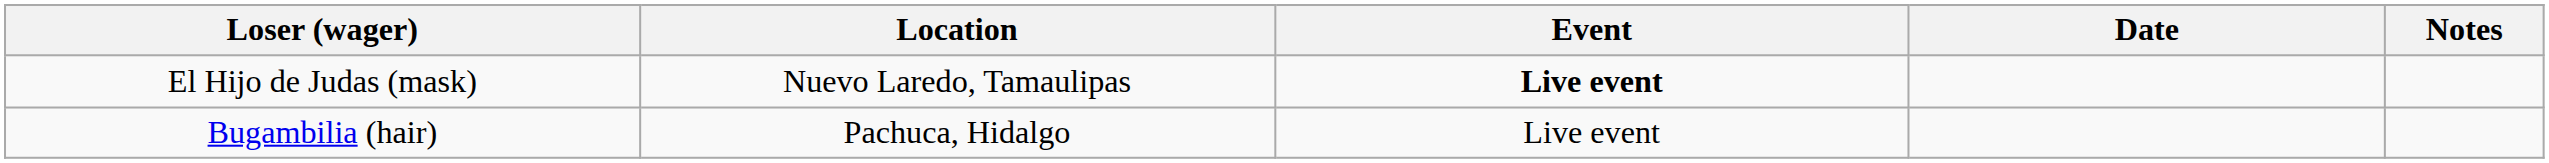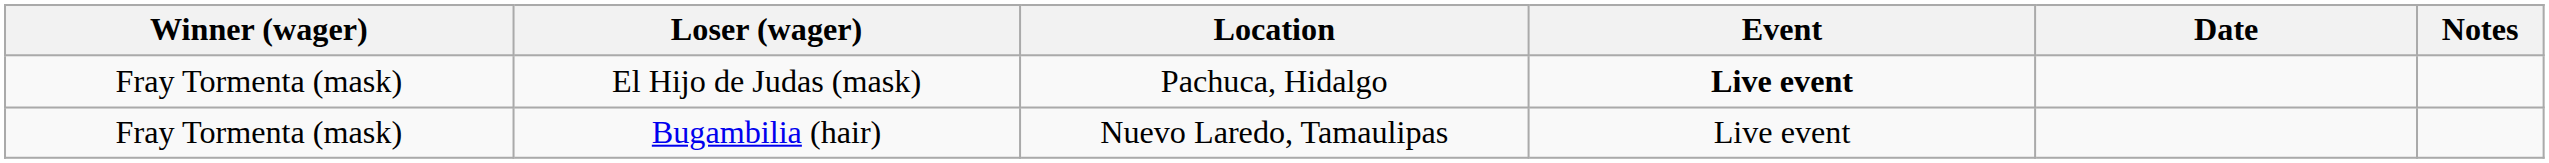+ column: (259, 30)
(957, 81) Nuevo Laredo, Tamaulipas -> (1274, 81) Pachuca, Hidalgo
(957, 132) Pachuca, Hidalgo -> (1274, 132) Nuevo Laredo, Tamaulipas
